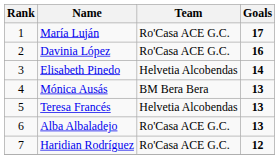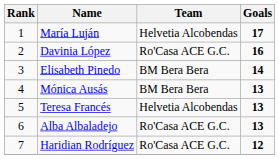(185, 32) Ro'Casa ACE G.C. -> (189, 32) Helvetia Alcobendas
(189, 70) Helvetia Alcobendas -> (174, 70) BM Bera Bera
